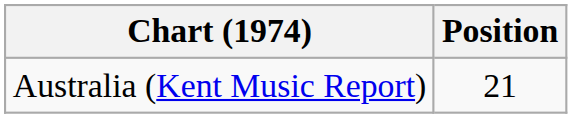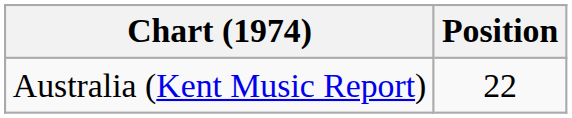(500, 84) 21 -> (500, 84) 22
